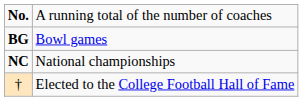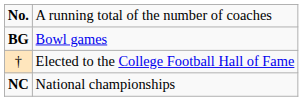rows swapped: (18, 61) <-> (18, 84)
